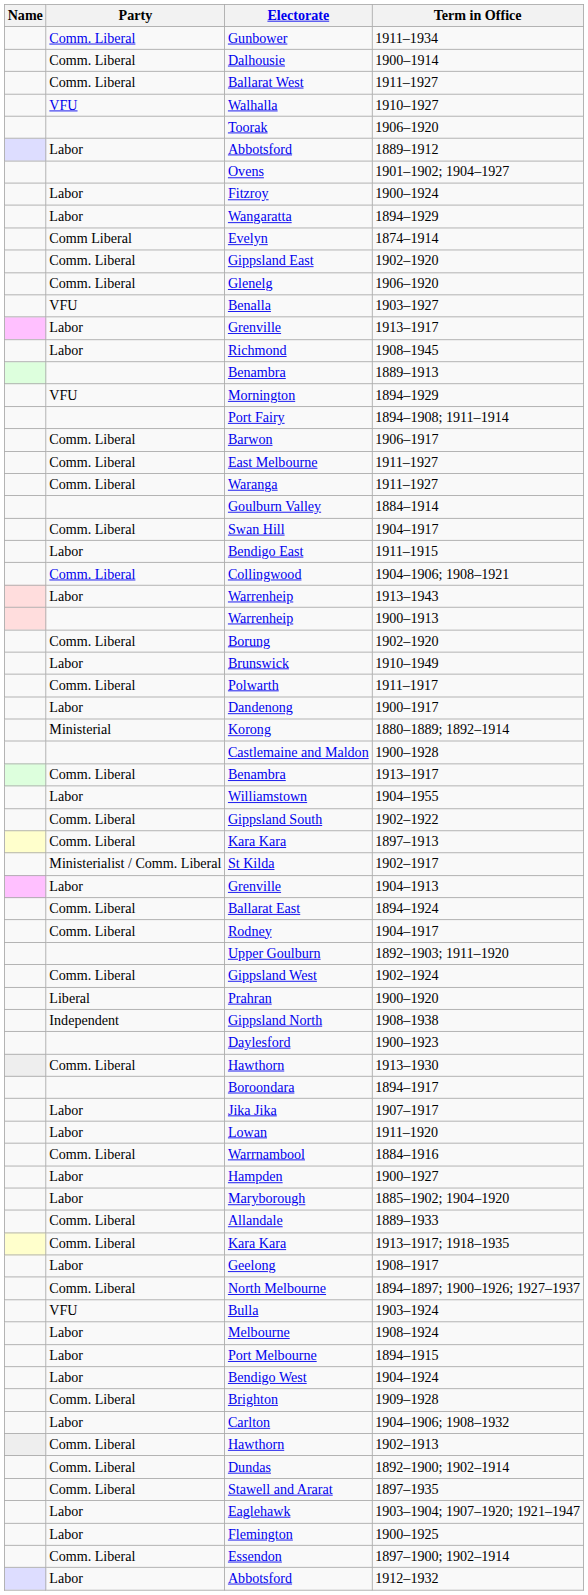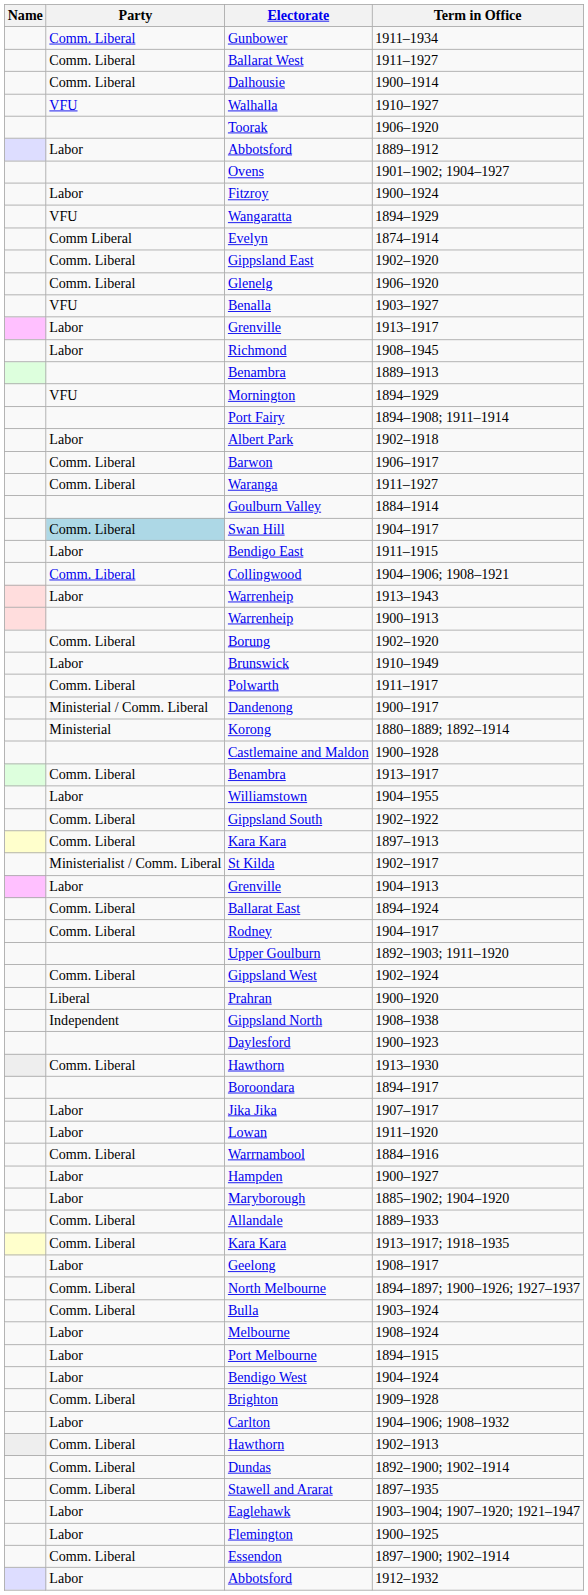rows swapped: (256, 60) <-> (266, 82)
(66, 216) Labor -> (63, 216) VFU
+ row: (261, 439)
- row: (273, 462)
(92, 529) no background -> (92, 529) lightblue background
(66, 707) Labor -> (129, 707) Ministerial / Comm. Liberal
(63, 1310) VFU -> (92, 1310) Comm. Liberal
